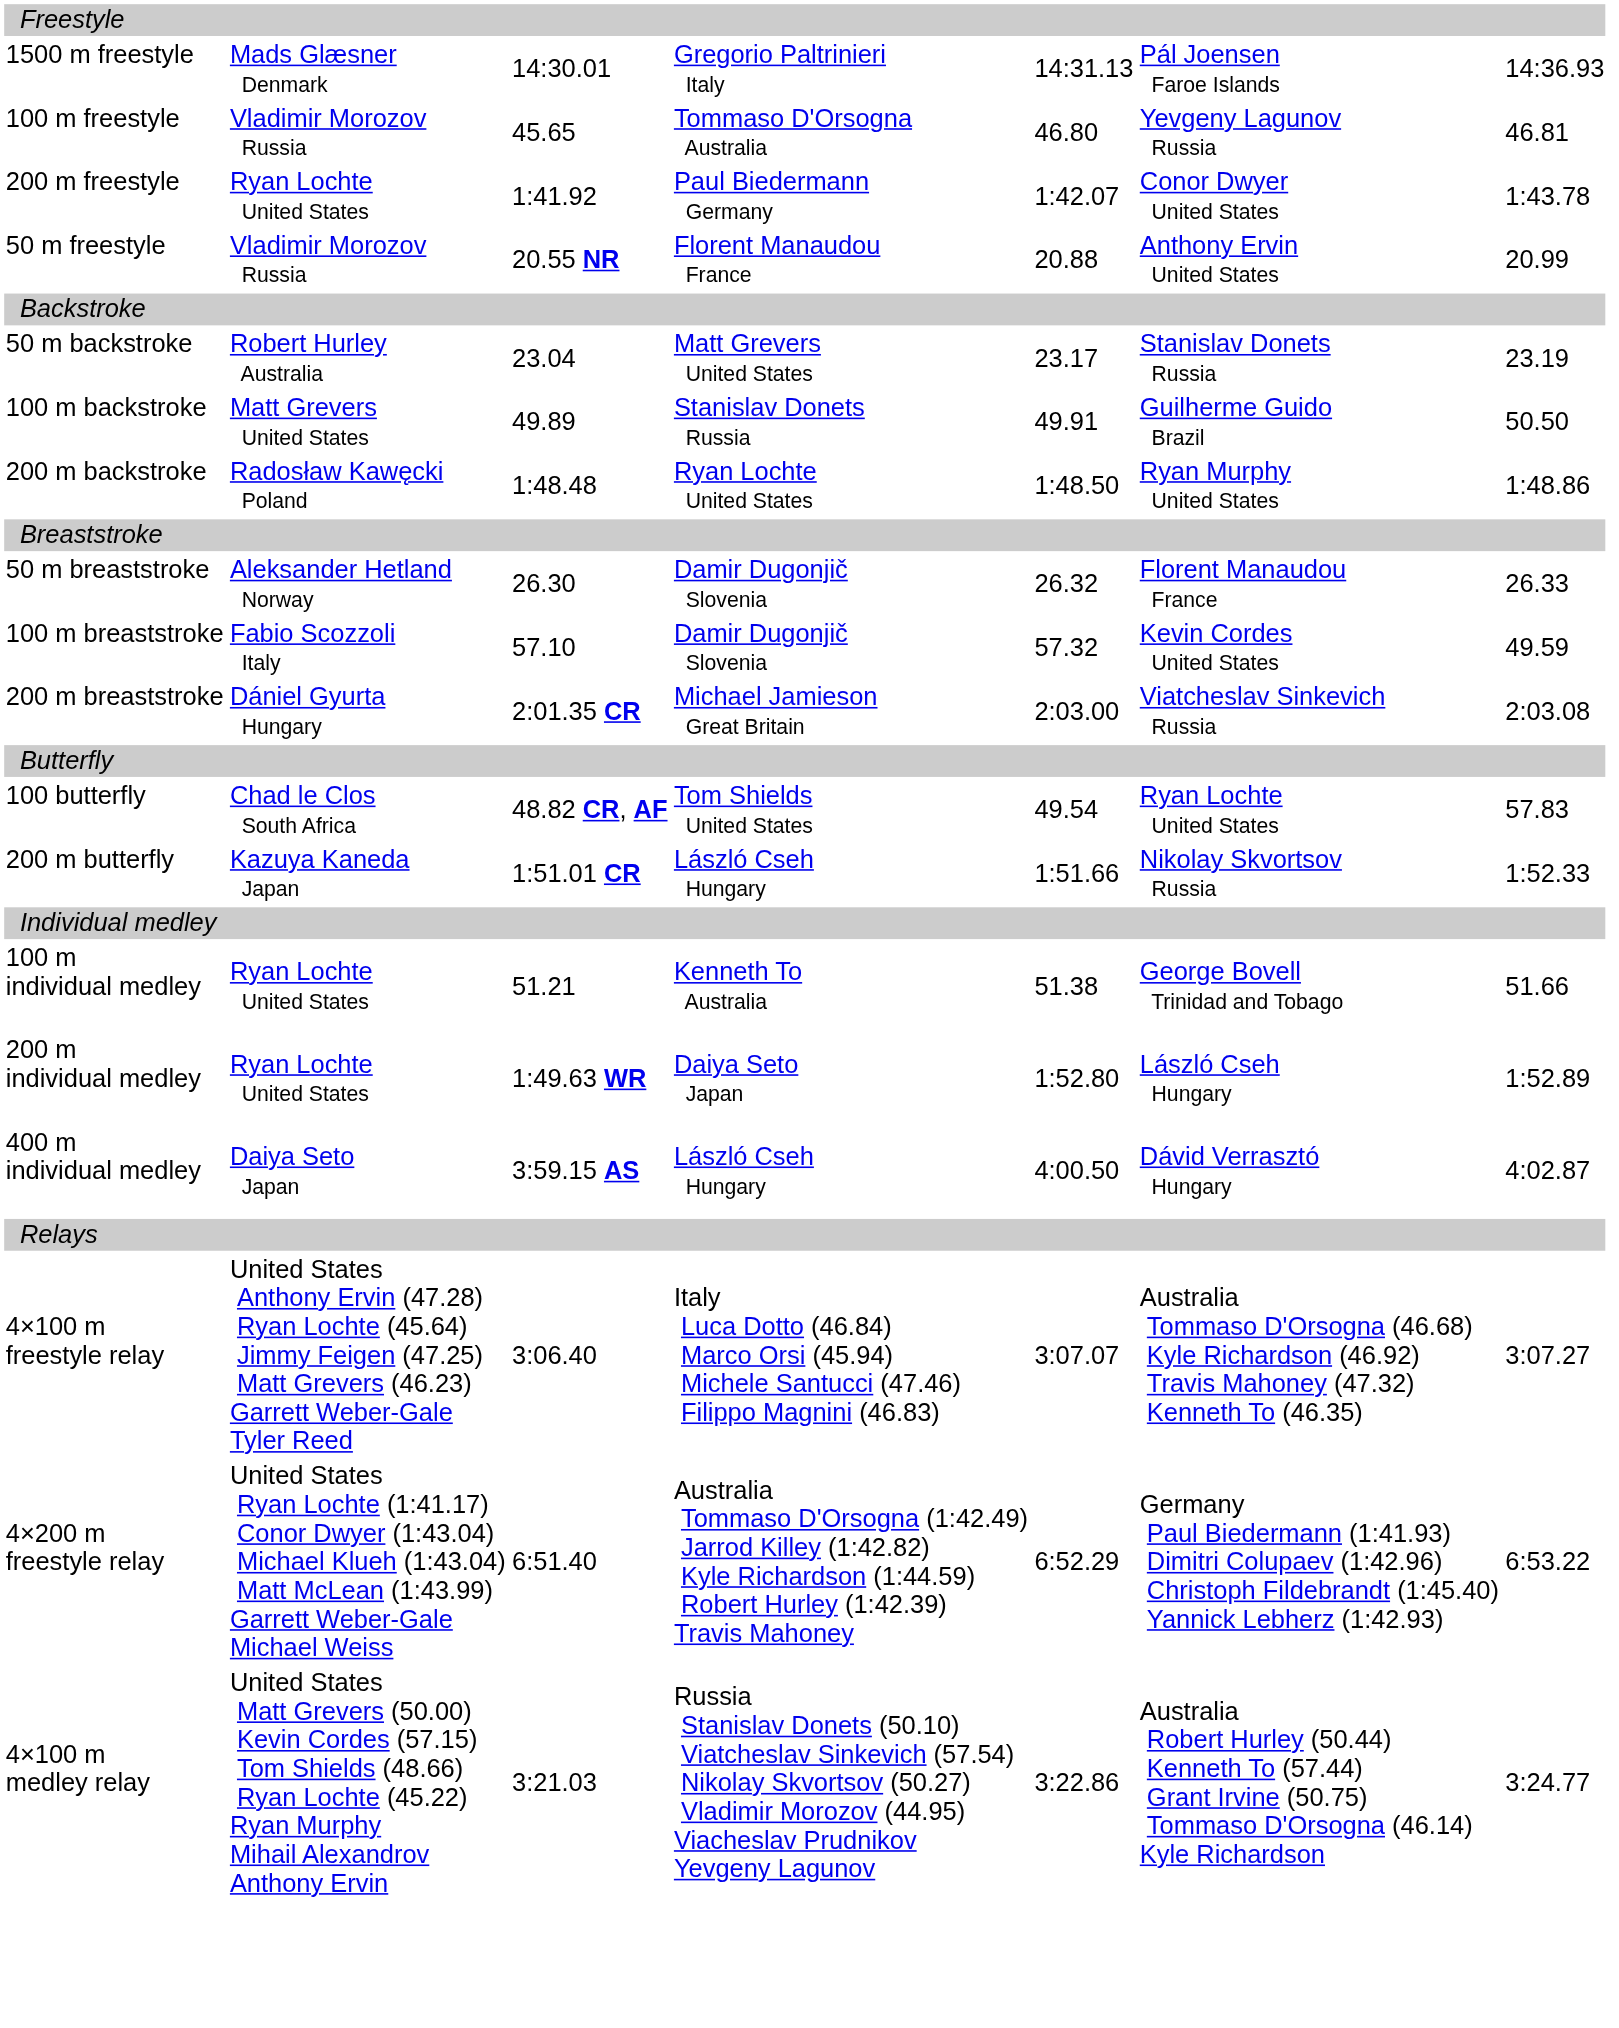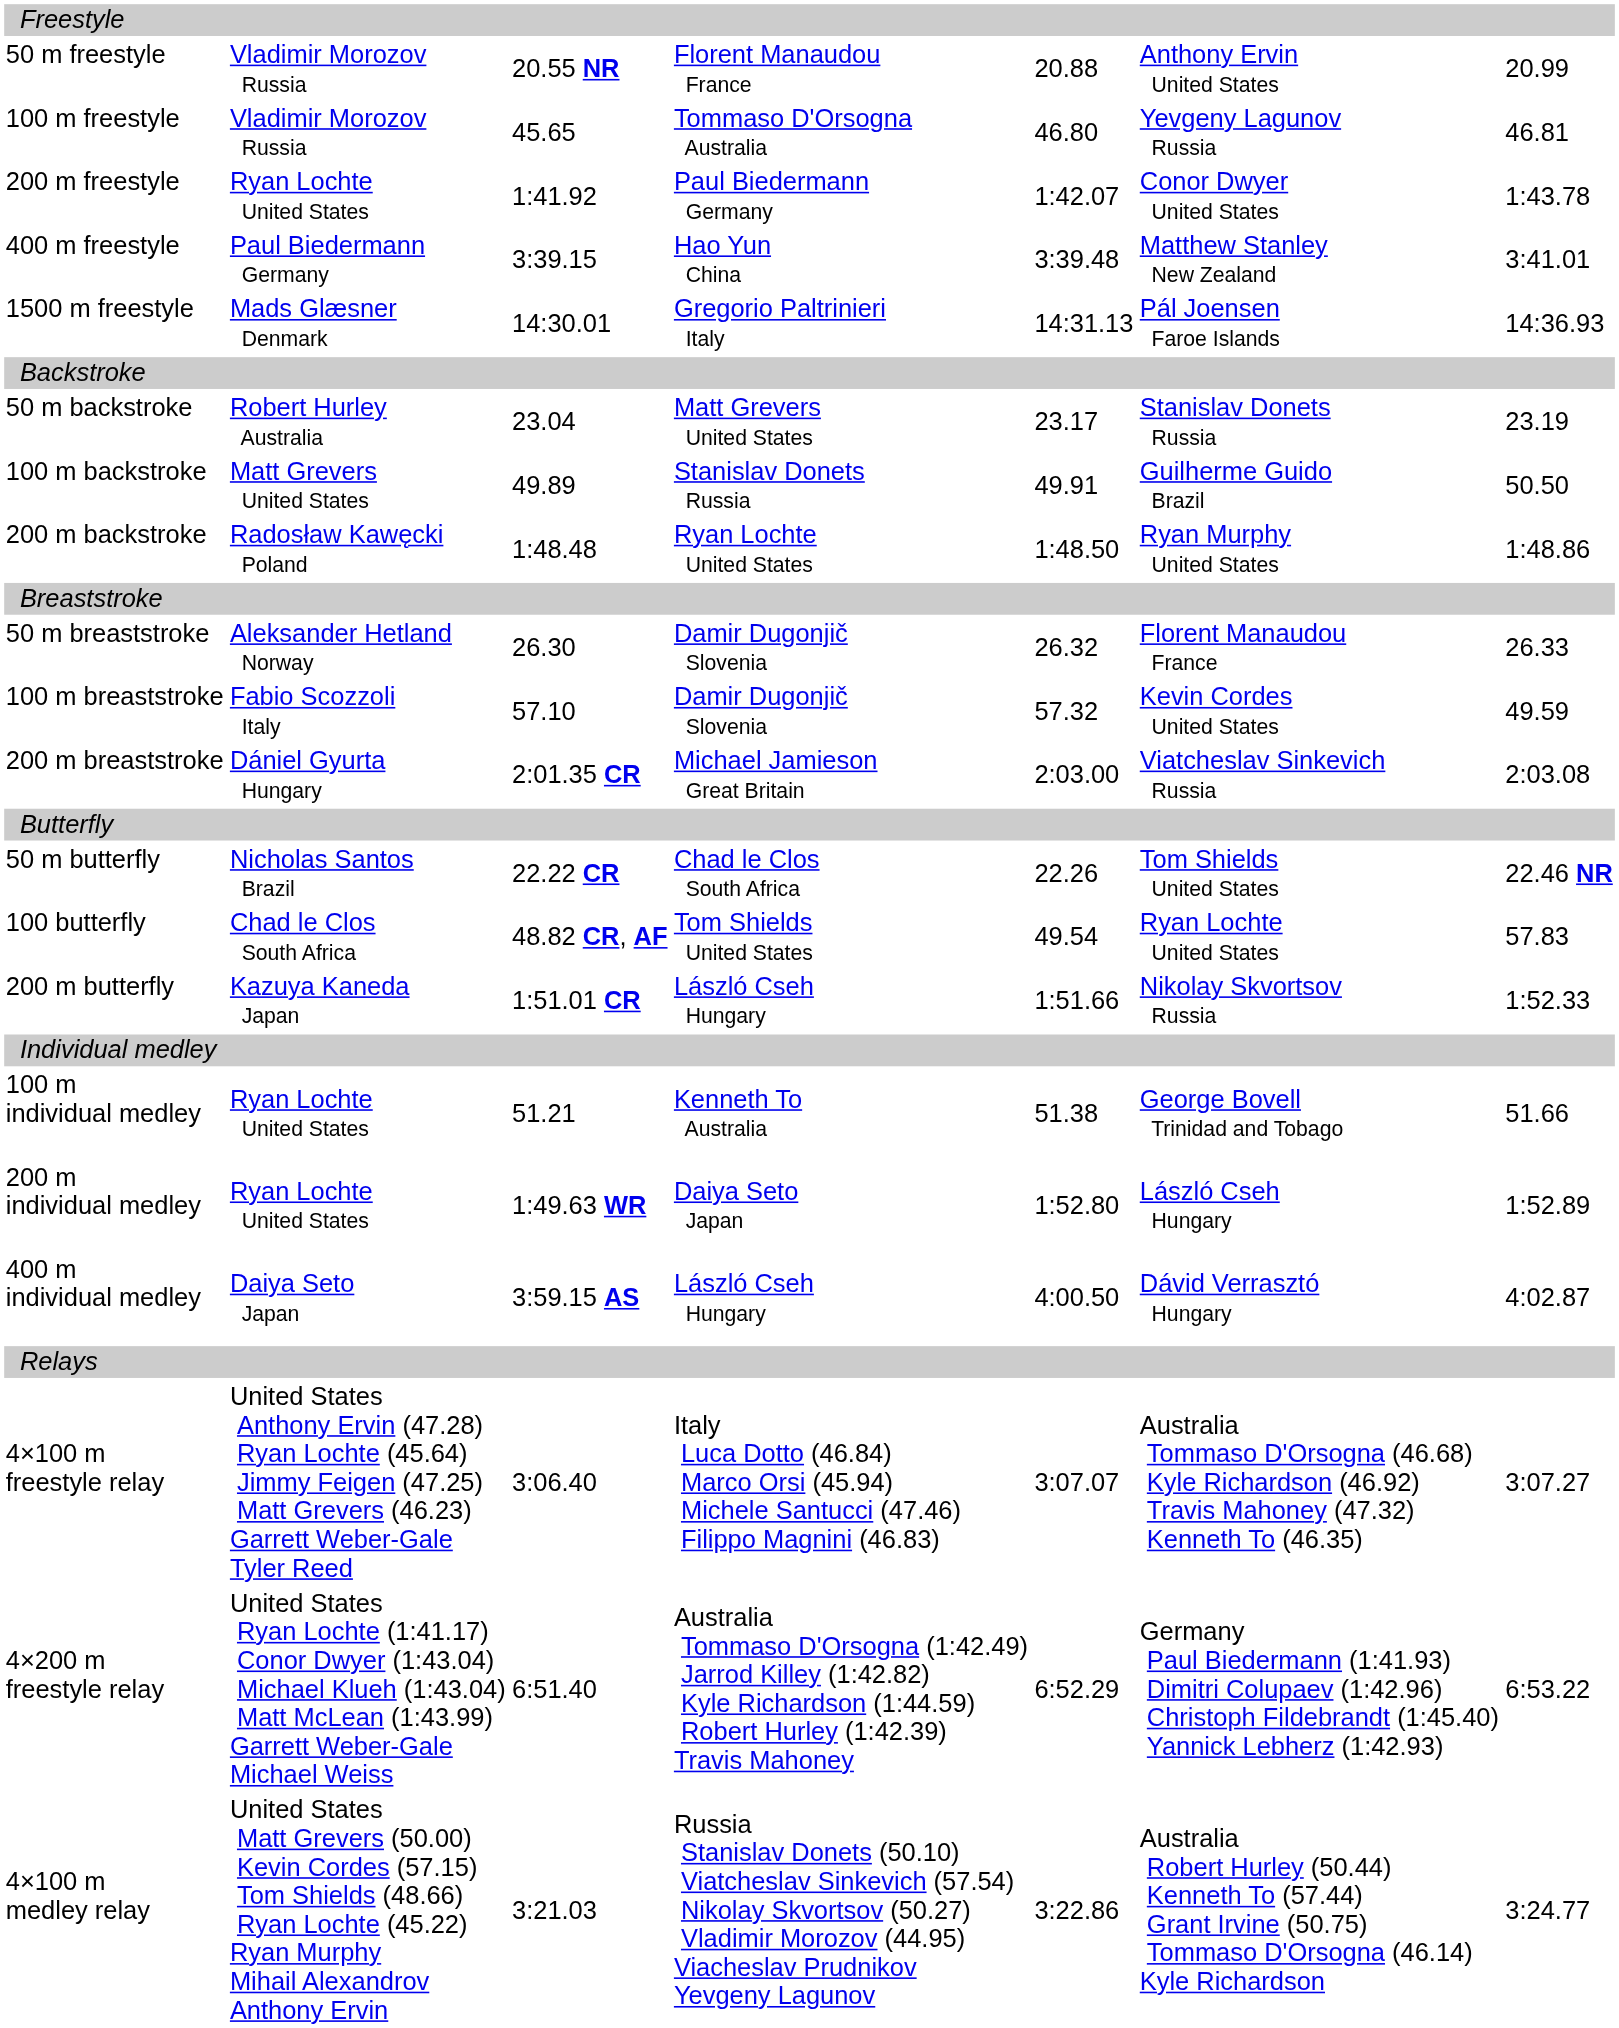rows swapped: (86, 259) <-> (100, 69)
+ row: (93, 259)
+ row: (83, 873)
